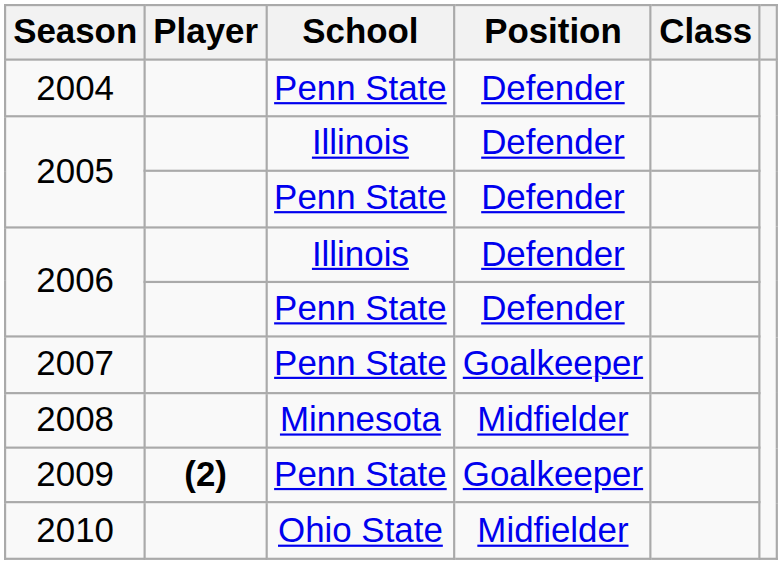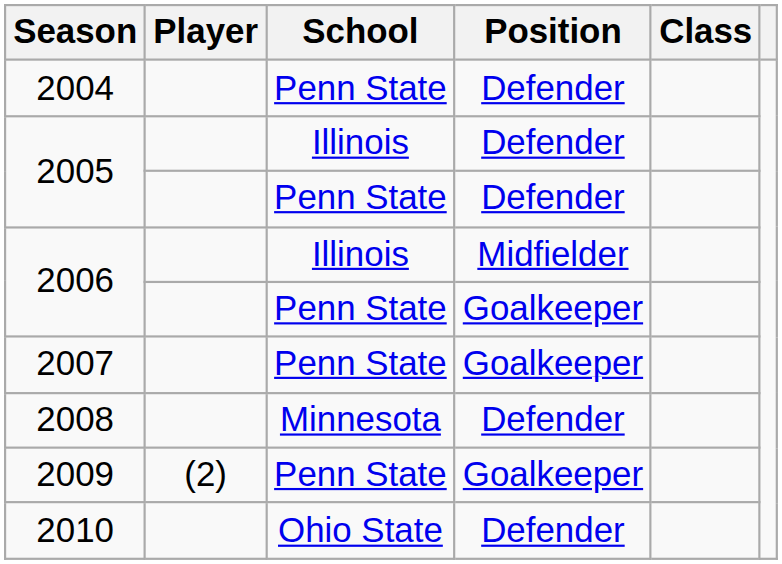(553, 253) Defender -> (553, 253) Midfielder
(553, 308) Defender -> (553, 308) Goalkeeper
(553, 419) Midfielder -> (553, 419) Defender
(206, 474) bold -> (206, 474) normal
(553, 530) Midfielder -> (553, 530) Defender
